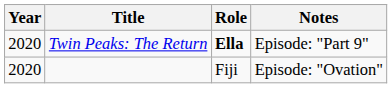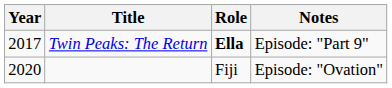(25, 43) 2020 -> (25, 43) 2017
